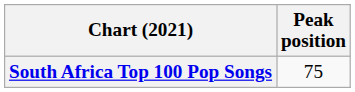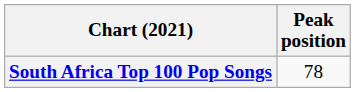(313, 71) 75 -> (313, 71) 78
